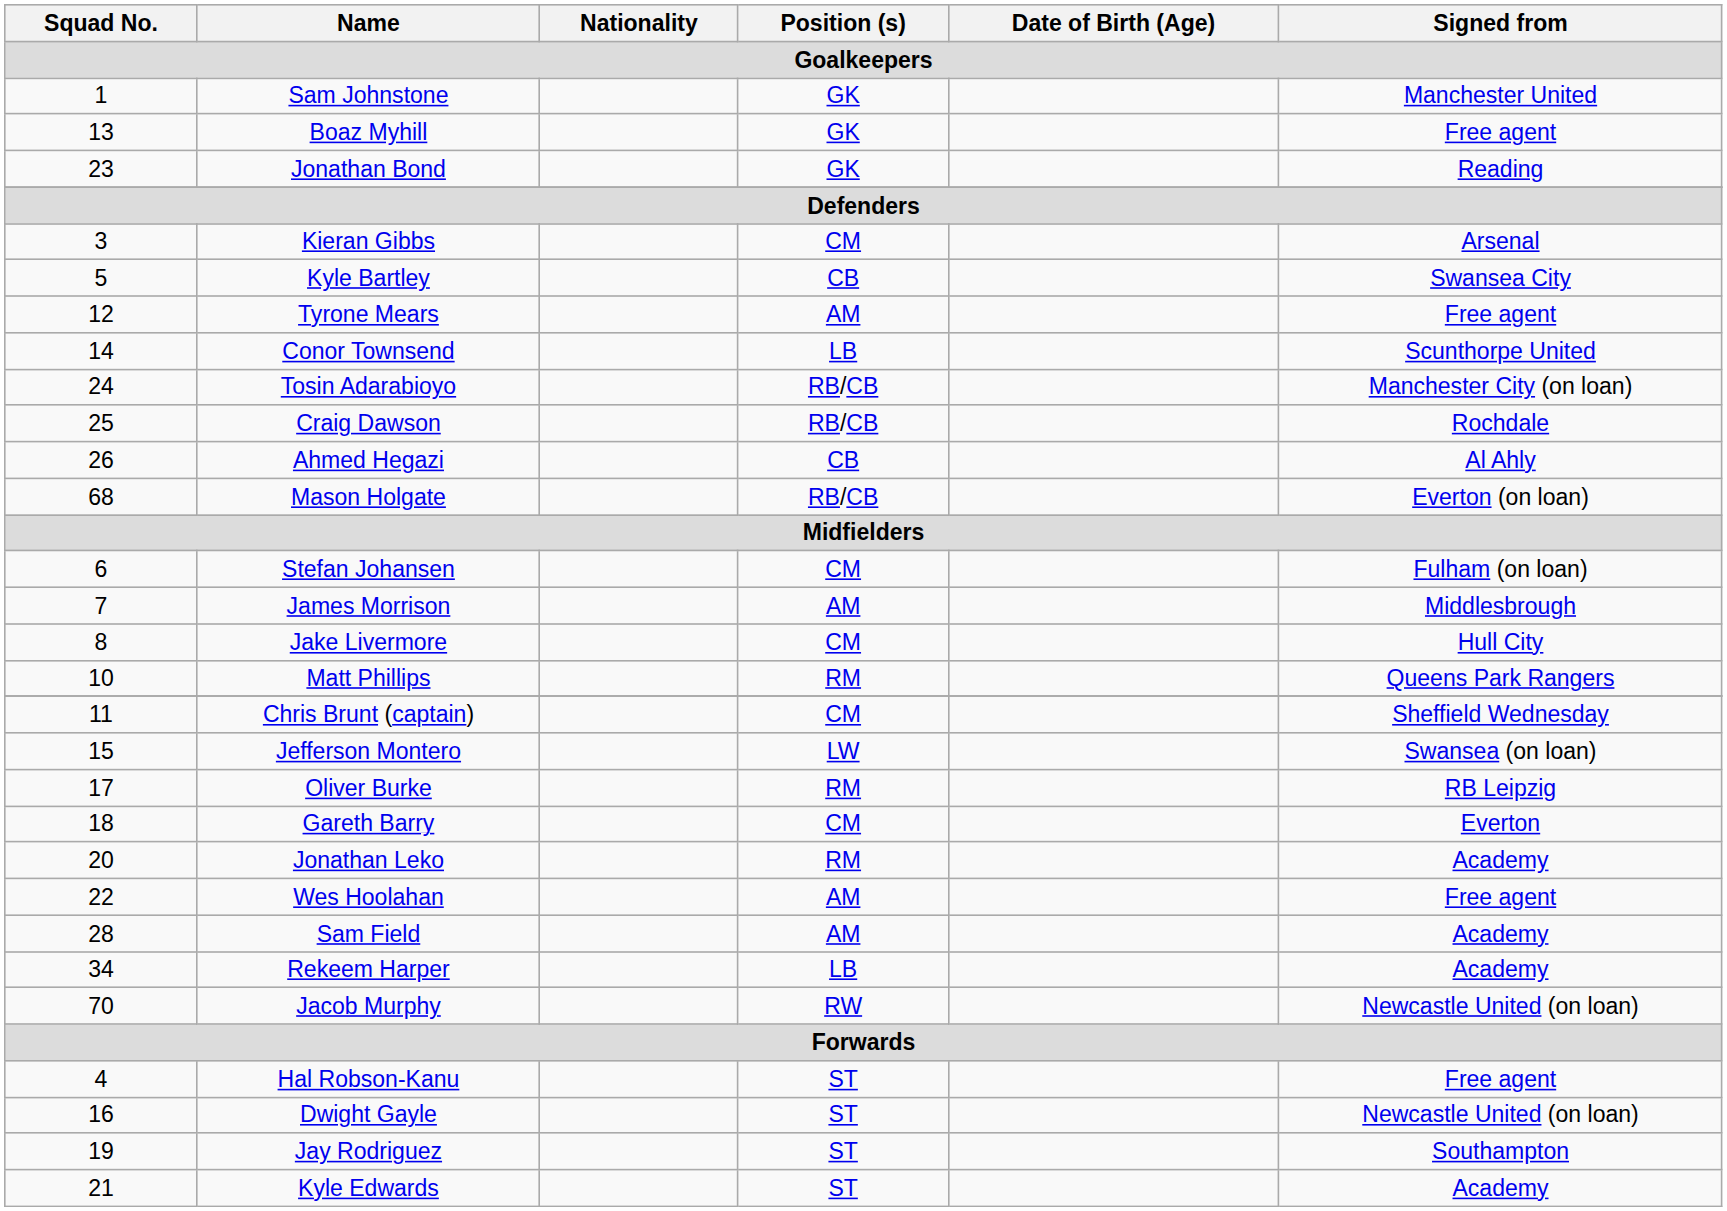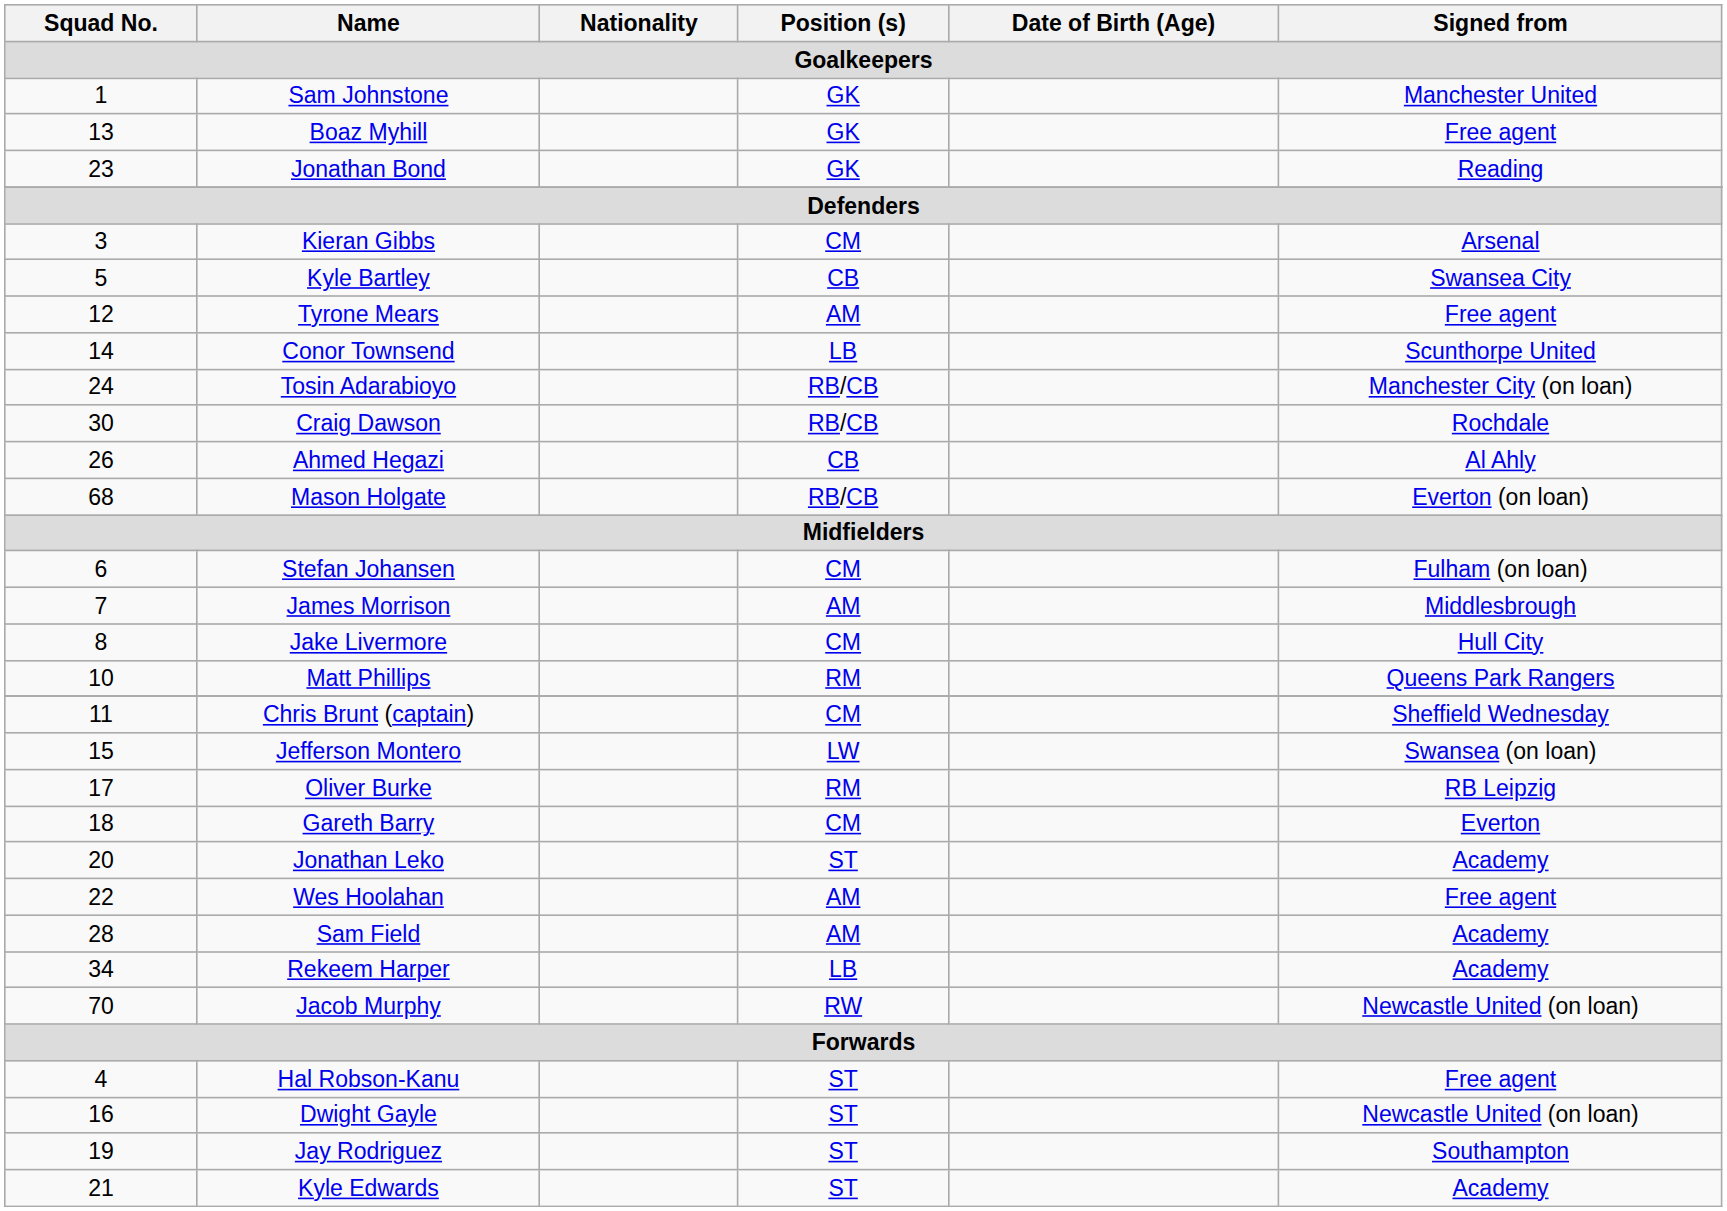(101, 424) 25 -> (101, 424) 30
(843, 861) RM -> (843, 861) ST
